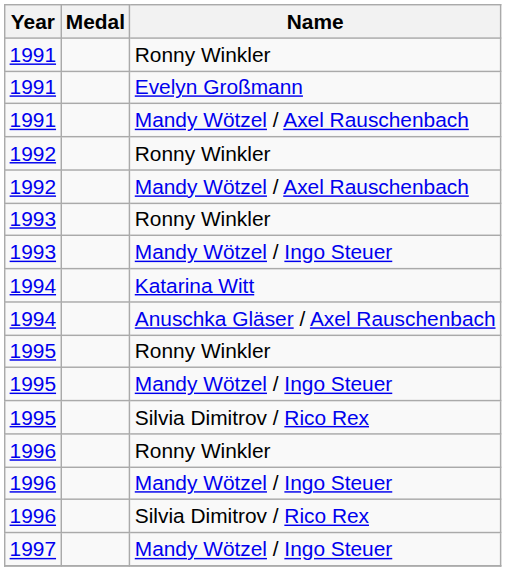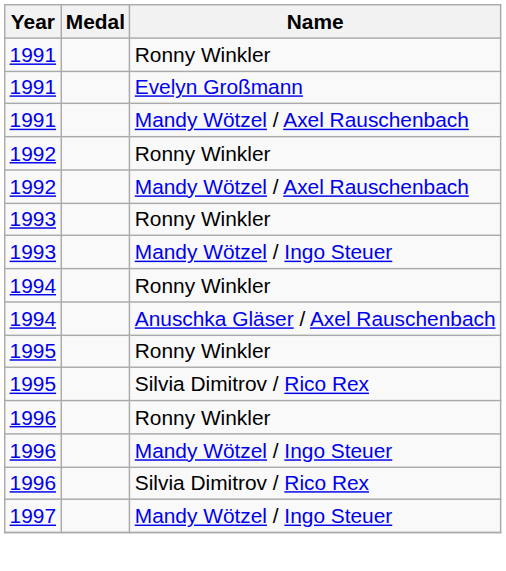+ row: (33, 286)
- row: (33, 286)
- row: (33, 384)
